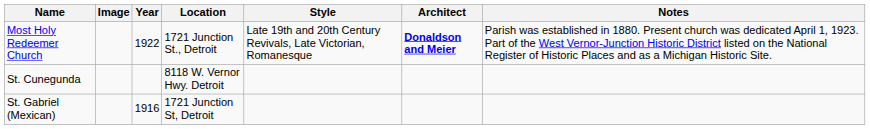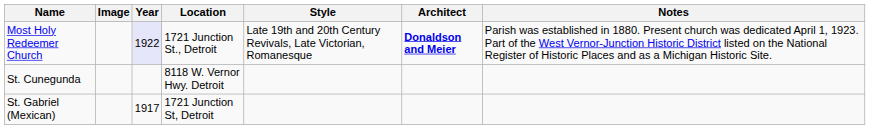(147, 43) no background -> (147, 43) lavender background
(147, 109) 1916 -> (147, 109) 1917
